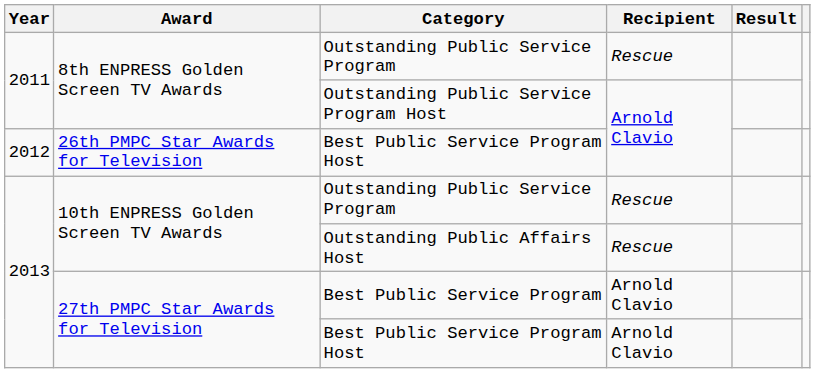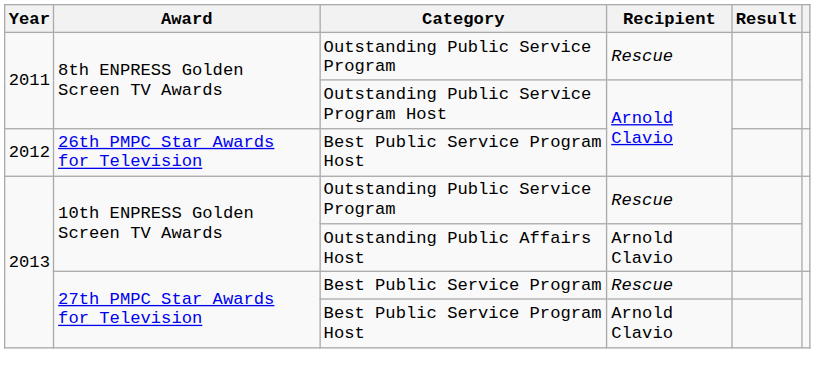(642, 248) Rescue -> (642, 248) Arnold Clavio
(642, 295) Arnold Clavio -> (642, 285) Rescue
